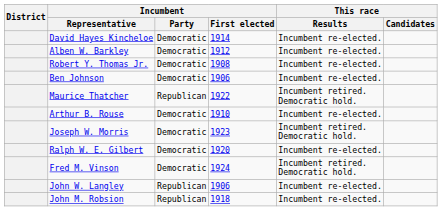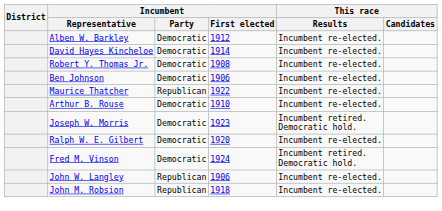rows swapped: (89, 51) <-> (101, 38)
(323, 96) Incumbent retired. Democratic hold. -> (330, 91) Incumbent re-elected.
